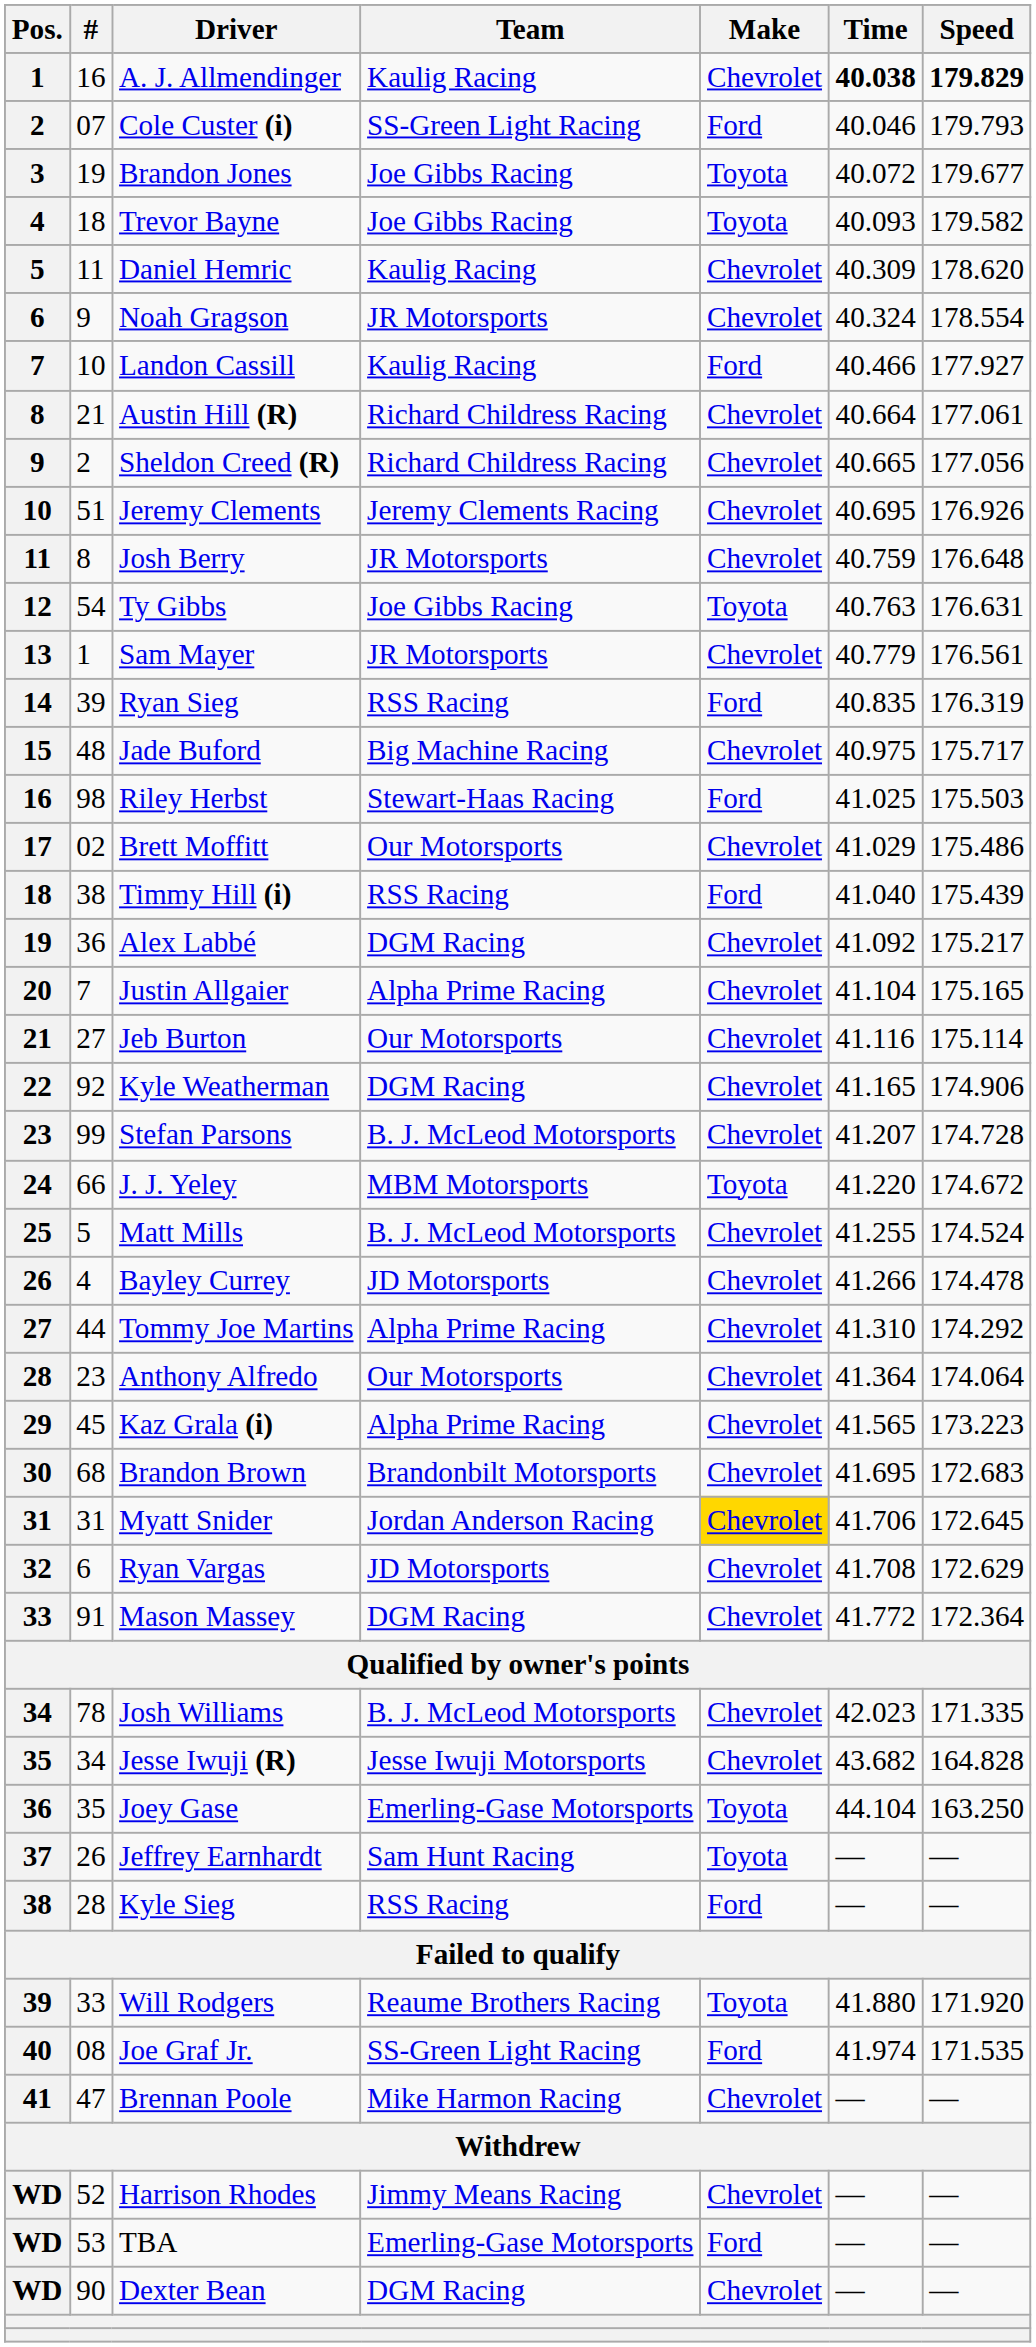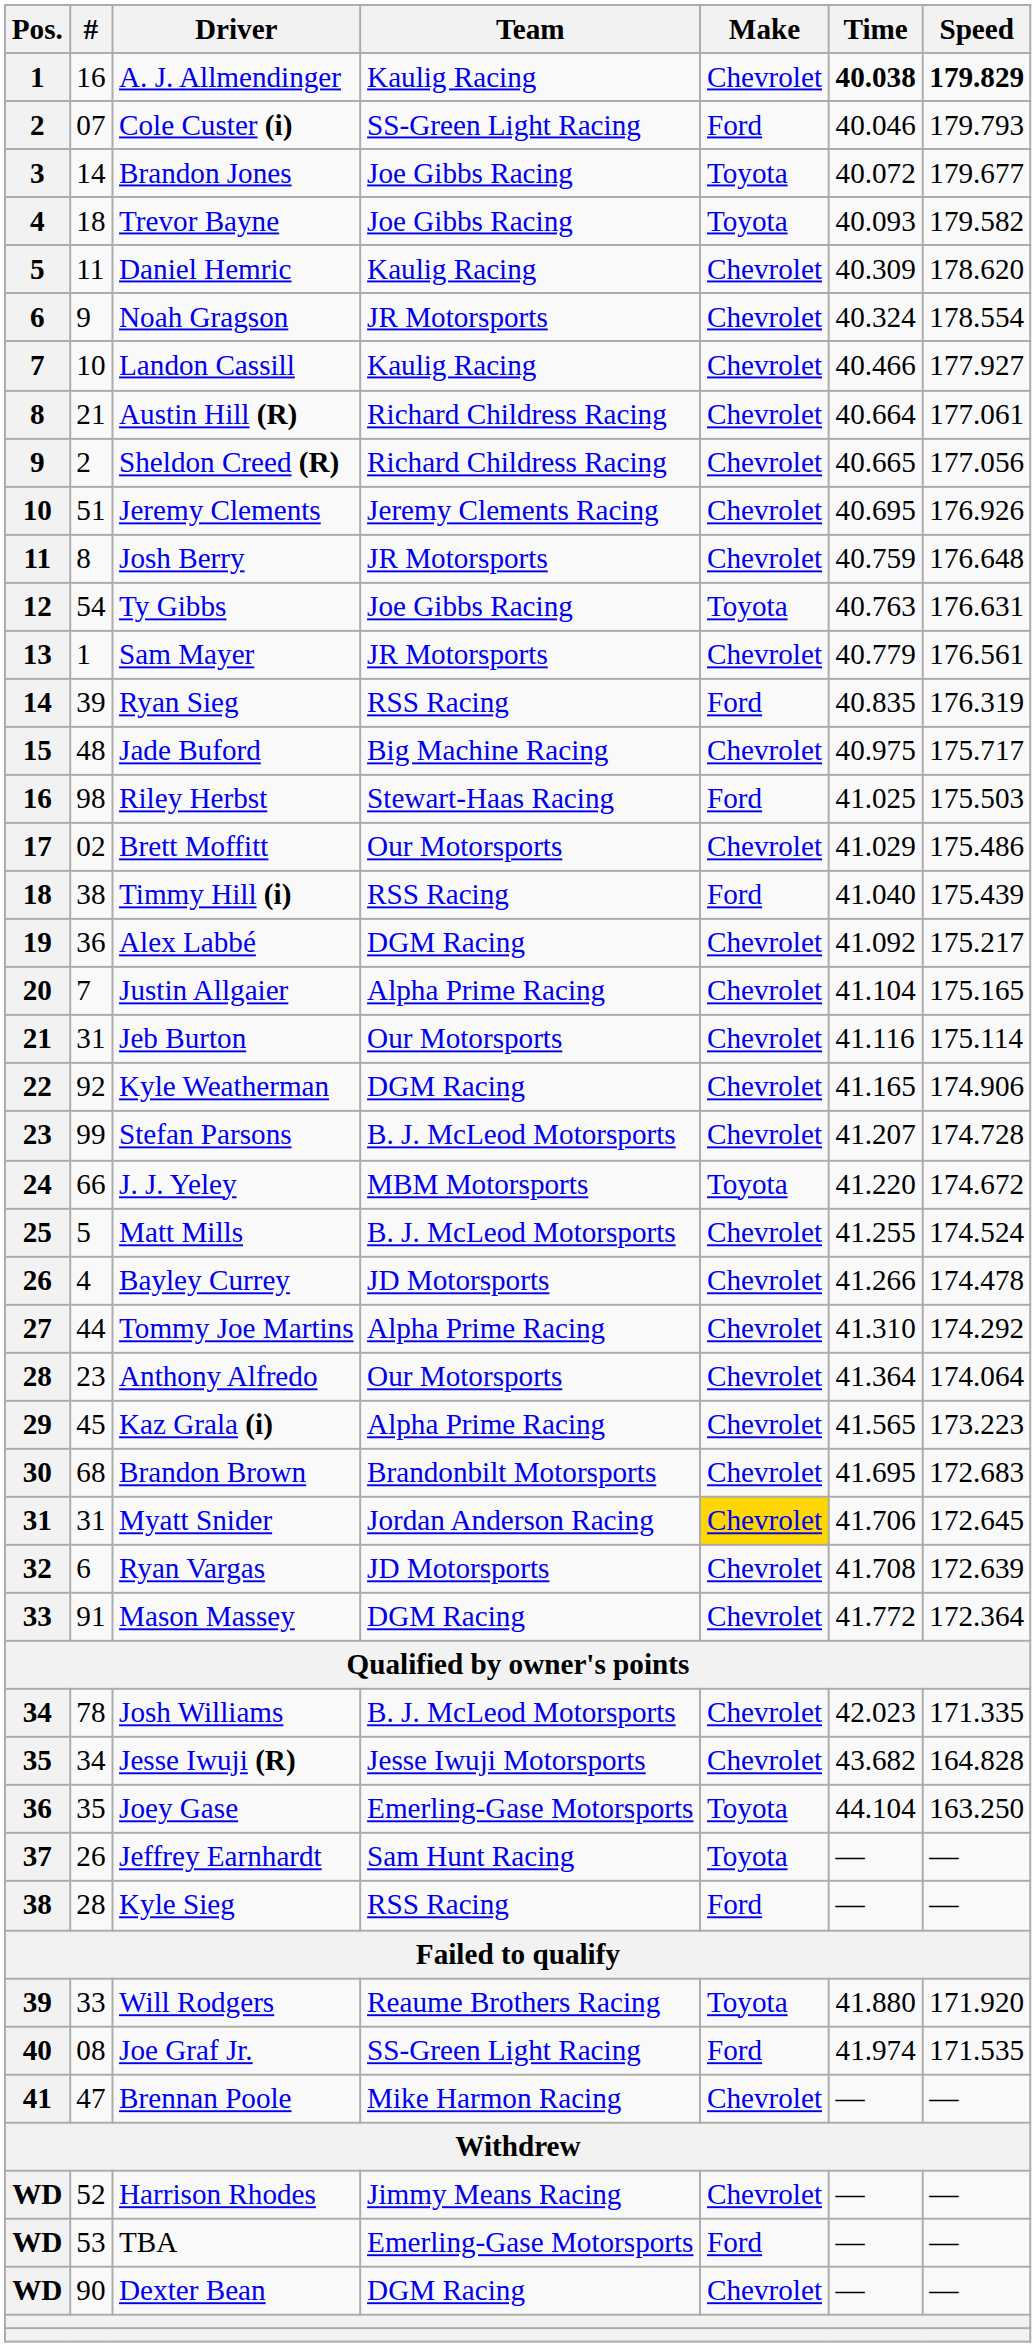(91, 173) 19 -> (91, 173) 14
(735, 365) Ford -> (765, 365) Chevrolet
(91, 1039) 27 -> (91, 1039) 31
(977, 1568) 172.629 -> (977, 1568) 172.639
